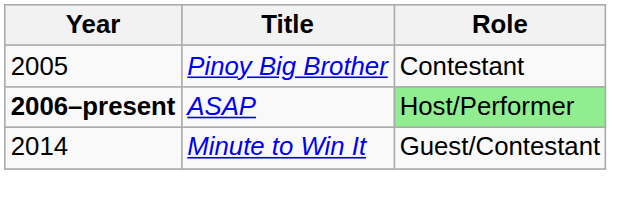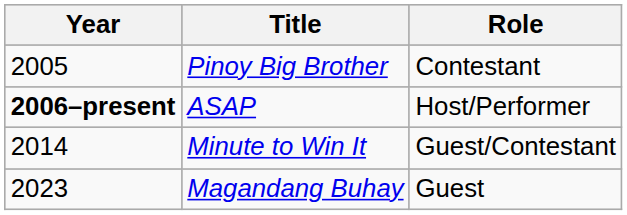(487, 106) lightgreen background -> (503, 106) no background
+ row: (295, 188)
